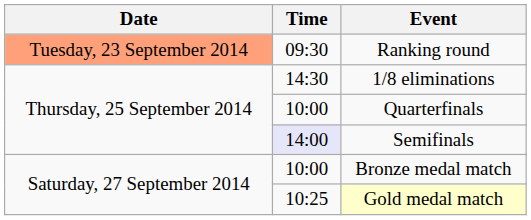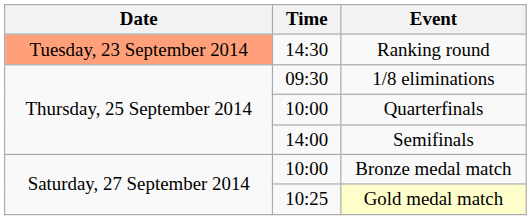(307, 49) 09:30 -> (307, 49) 14:30
(307, 79) 14:30 -> (307, 79) 09:30
(307, 139) lavender background -> (307, 139) no background
